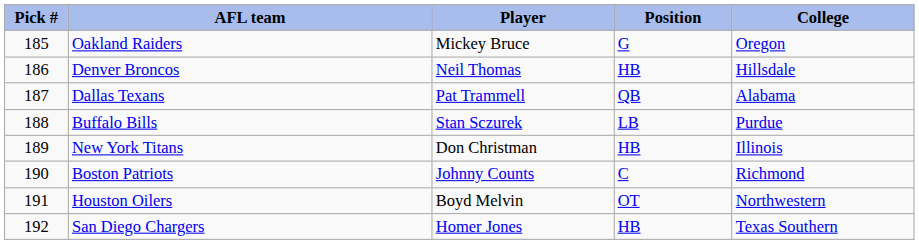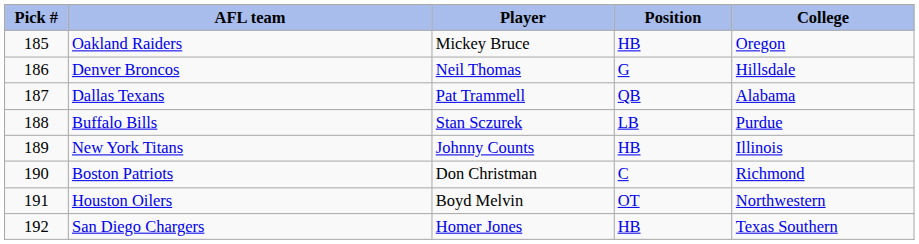(624, 43) G -> (629, 43) HB
(629, 69) HB -> (624, 69) G
(486, 148) Don Christman -> (485, 148) Johnny Counts
(485, 174) Johnny Counts -> (486, 174) Don Christman
